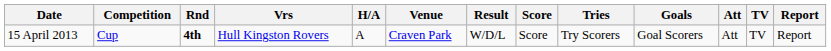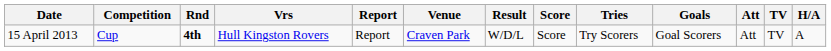columns swapped: (369, 14) <-> (800, 14)
